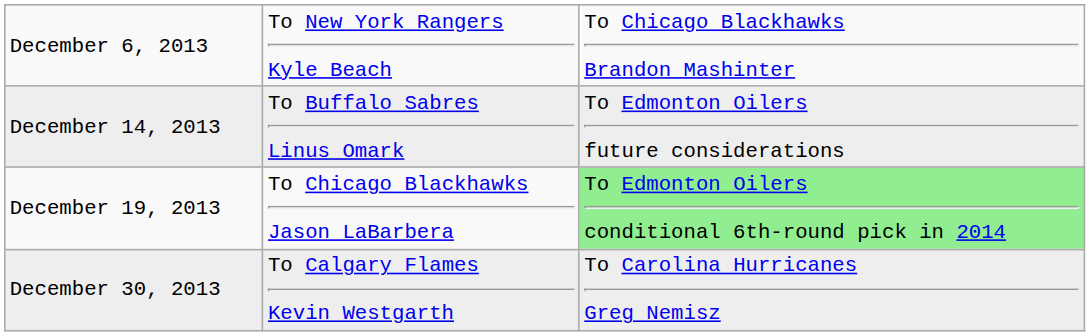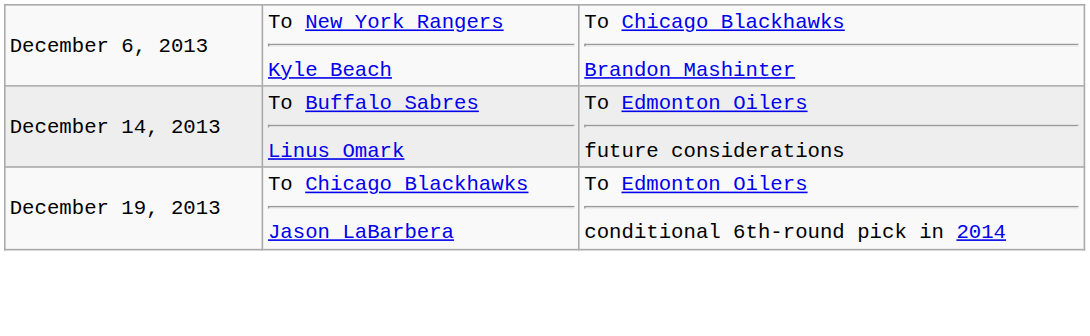(832, 208) lightgreen background -> (832, 208) no background
- row: (115, 290)
